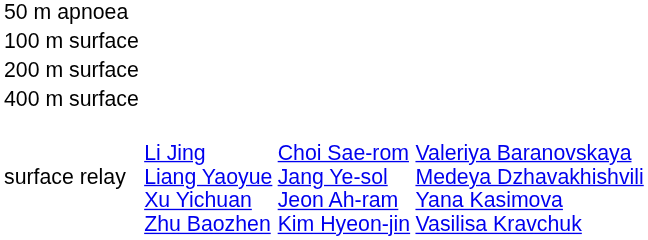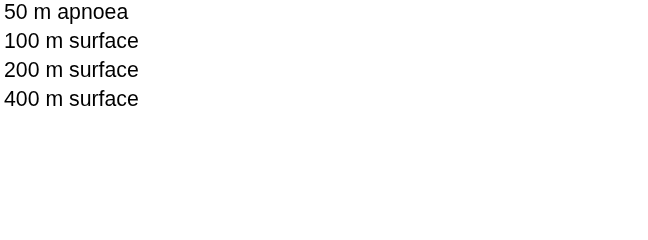- row: (65, 176)
